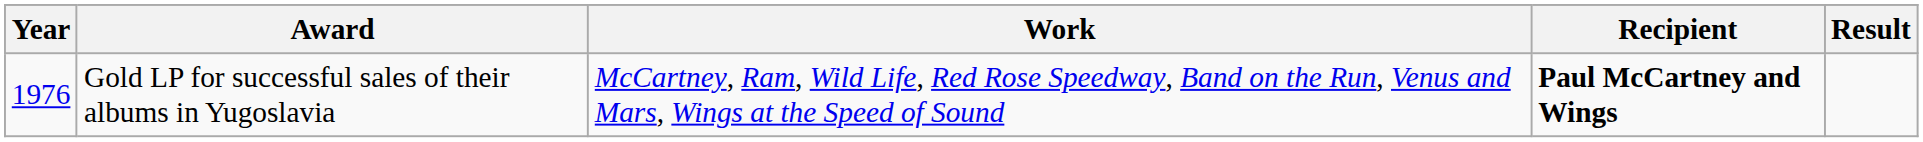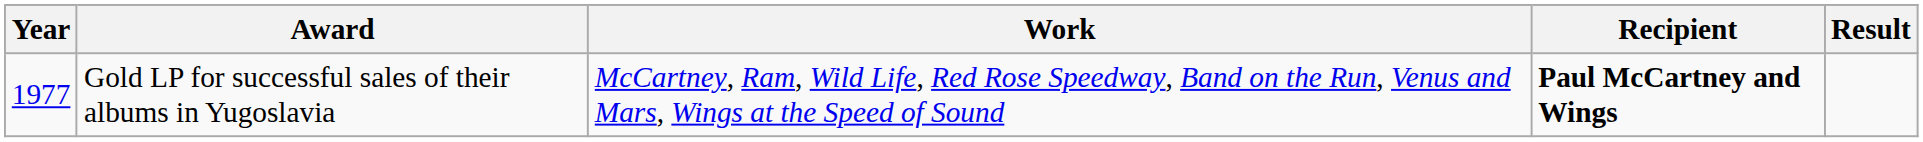(41, 94) 1976 -> (41, 94) 1977
